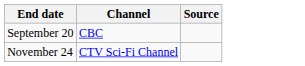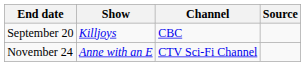+ column: (116, 14)
